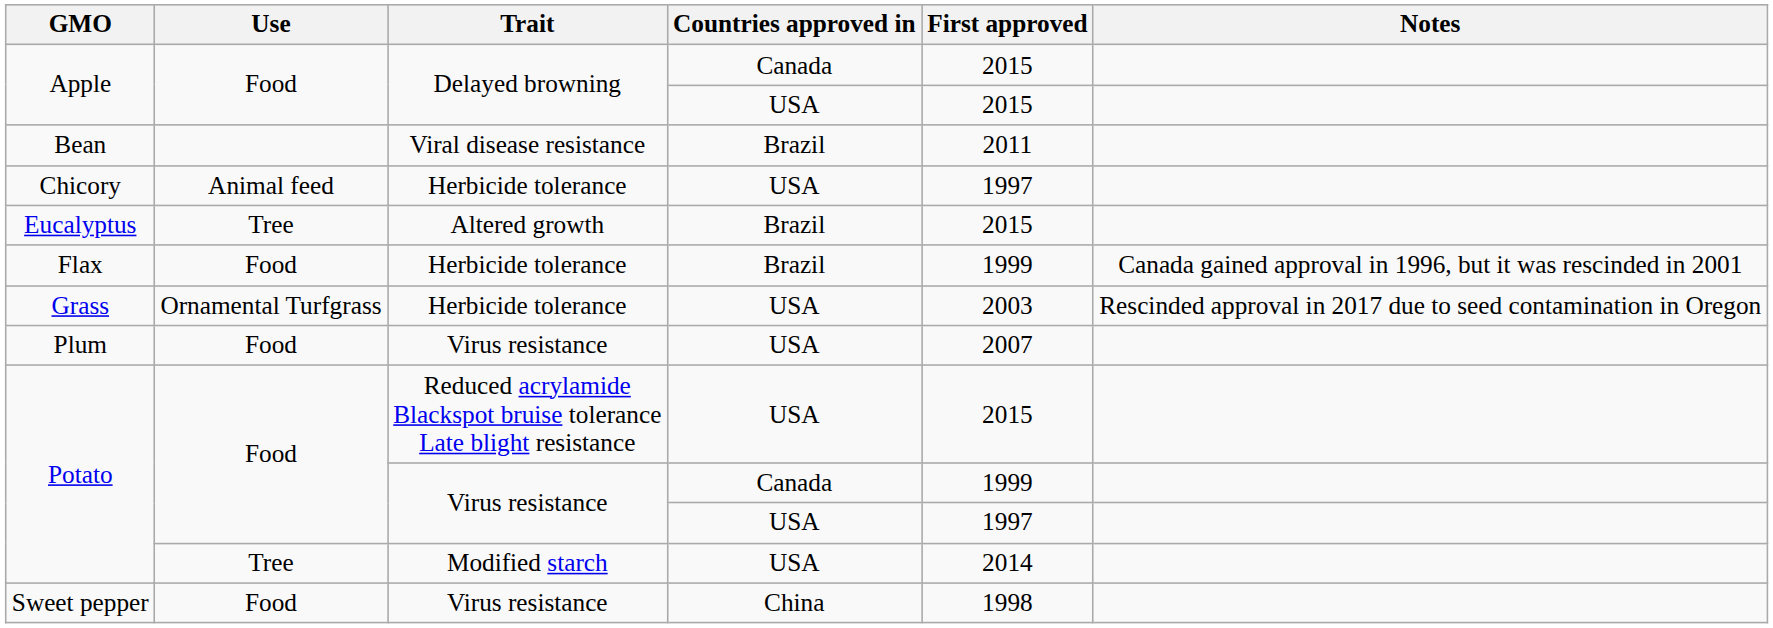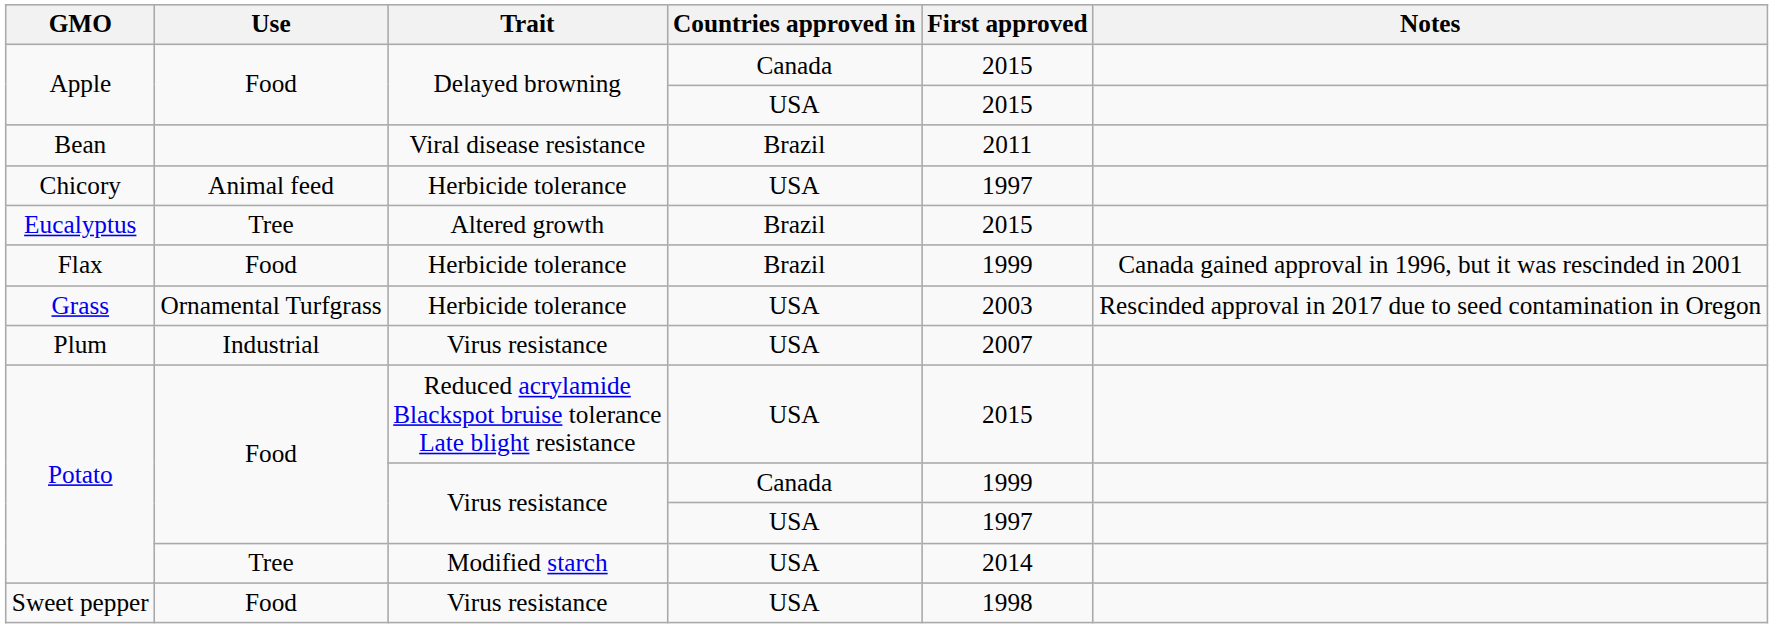(271, 345) Food -> (271, 345) Industrial
(794, 602) China -> (794, 602) USA
